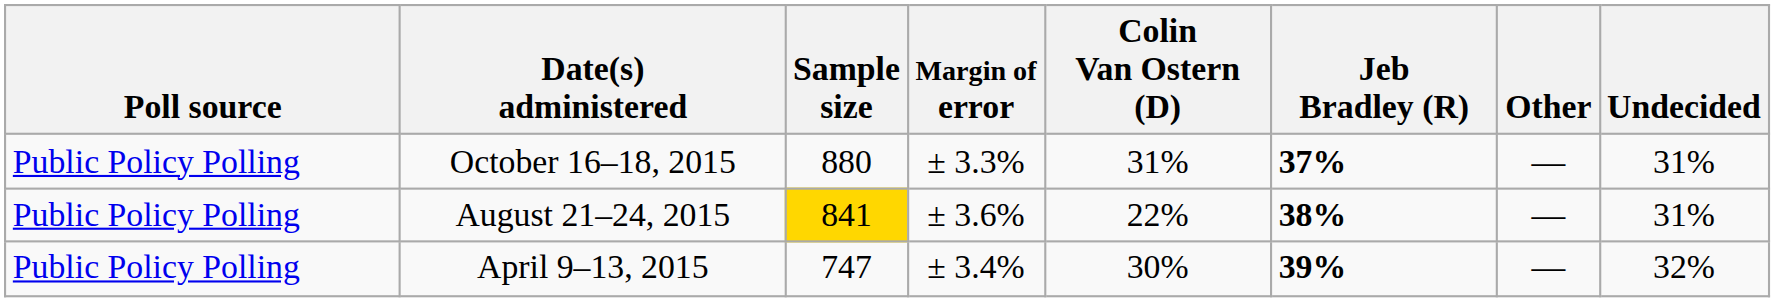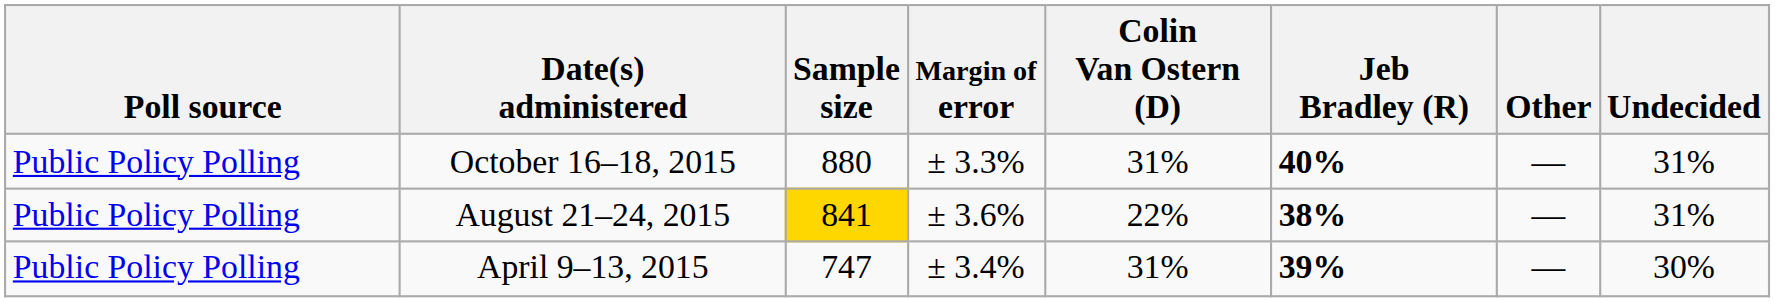(1312, 160) 37% -> (1312, 160) 40%
(1158, 267) 30% -> (1158, 267) 31%
(1684, 267) 32% -> (1684, 267) 30%
